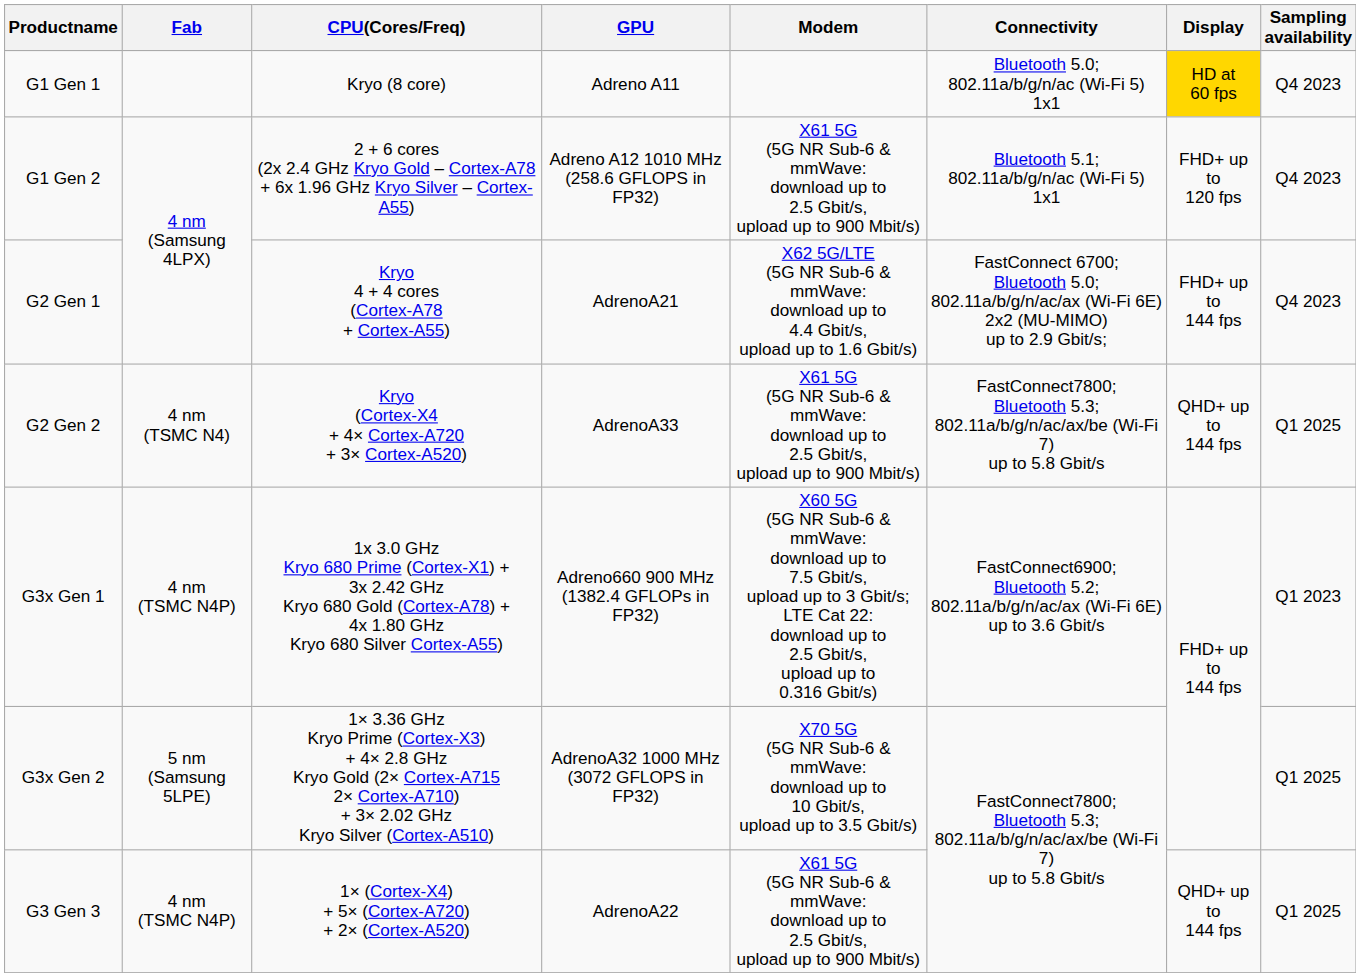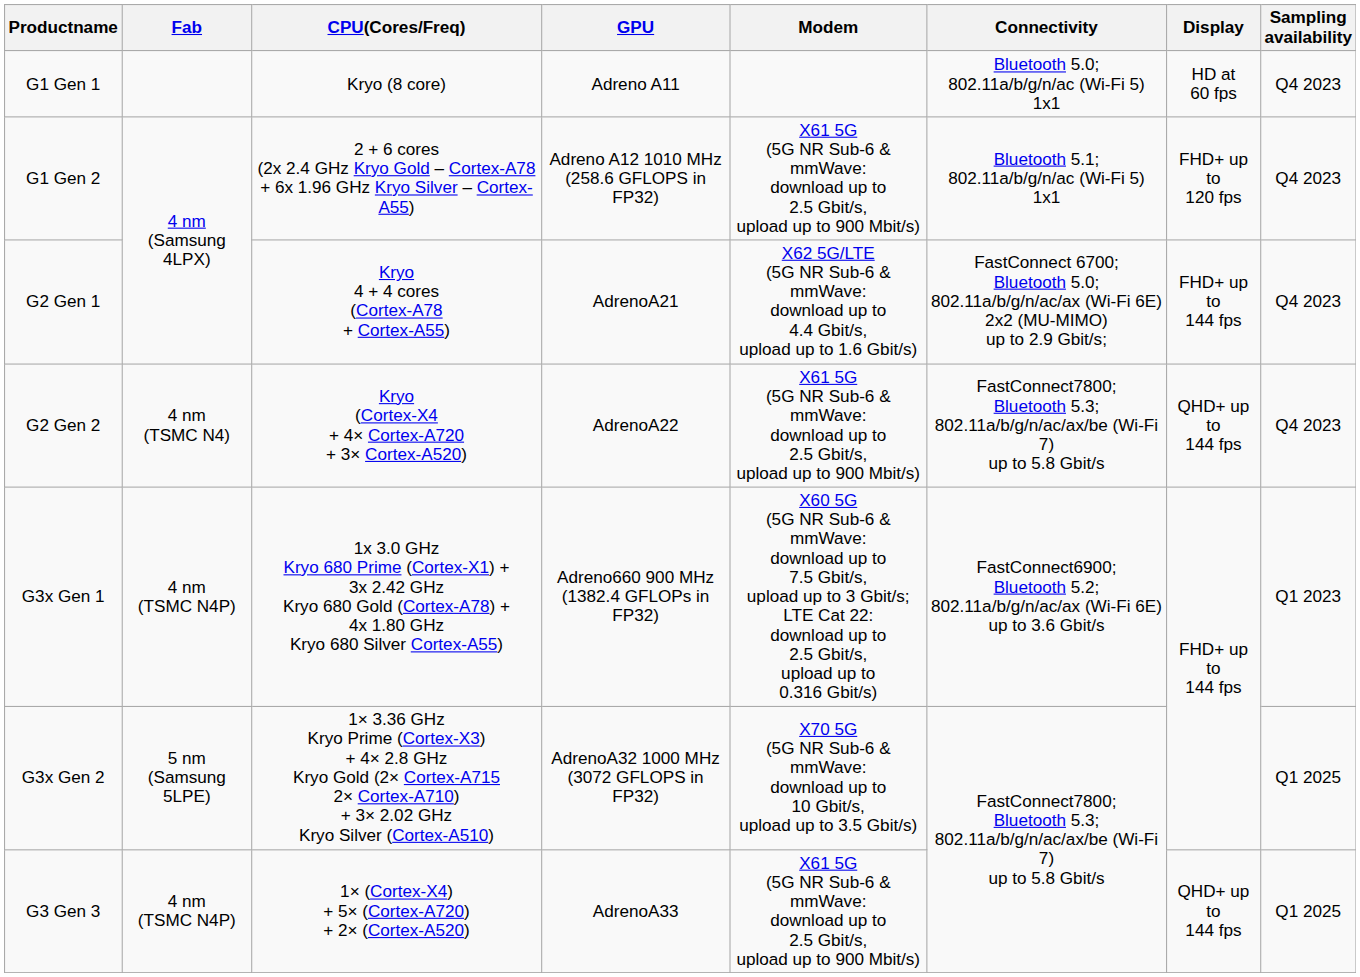(1213, 83) gold background -> (1213, 83) no background
(636, 425) AdrenoA33 -> (636, 425) AdrenoA22
(1308, 425) Q1 2025 -> (1308, 425) Q4 2023
(636, 911) AdrenoA22 -> (636, 911) AdrenoA33
